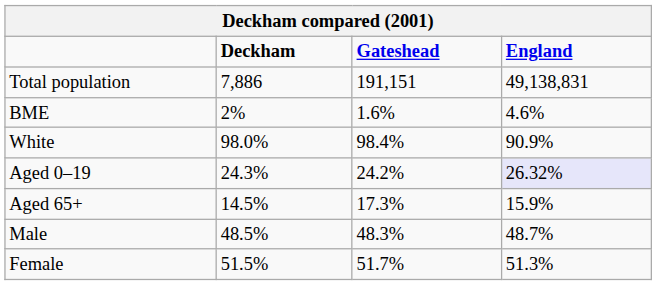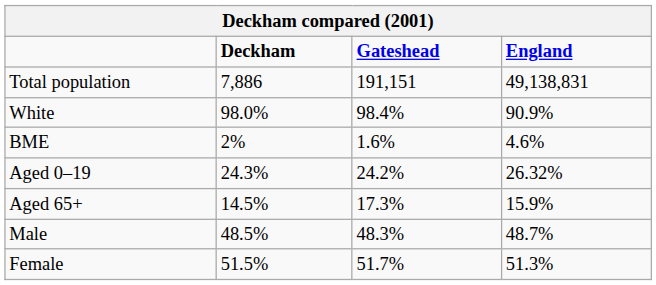rows swapped: (32, 142) <-> (29, 112)
(534, 173) lavender background -> (534, 173) no background
